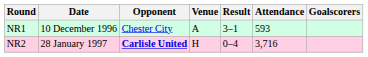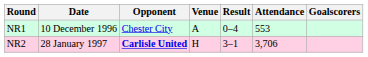(230, 28) 3–1 -> (230, 28) 0–4
(262, 28) 593 -> (262, 28) 553
(230, 44) 0–4 -> (230, 44) 3–1
(266, 44) 3,716 -> (266, 44) 3,706
